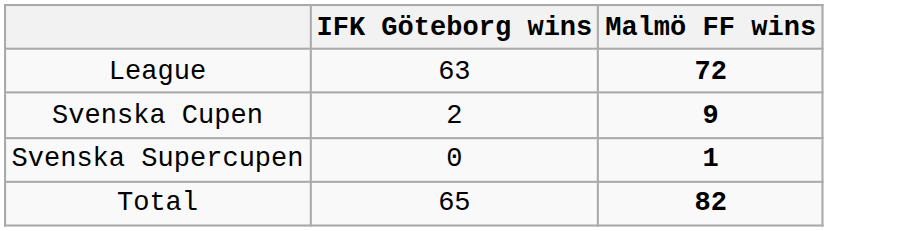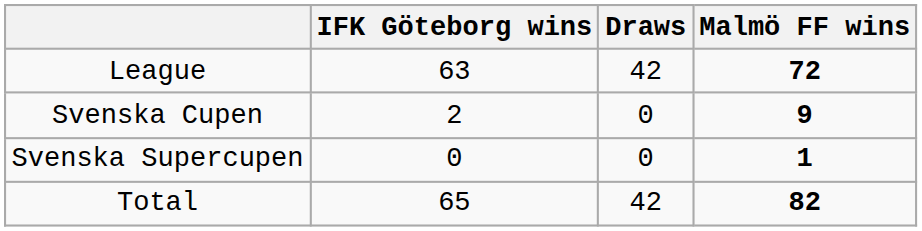+ column: (646, 27)
